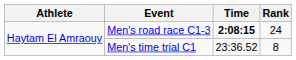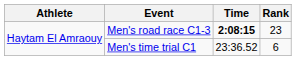(276, 30) 24 -> (276, 30) 23
(276, 47) 8 -> (276, 47) 6
